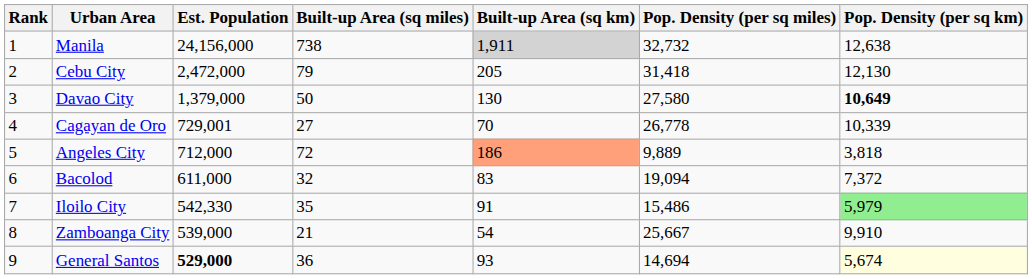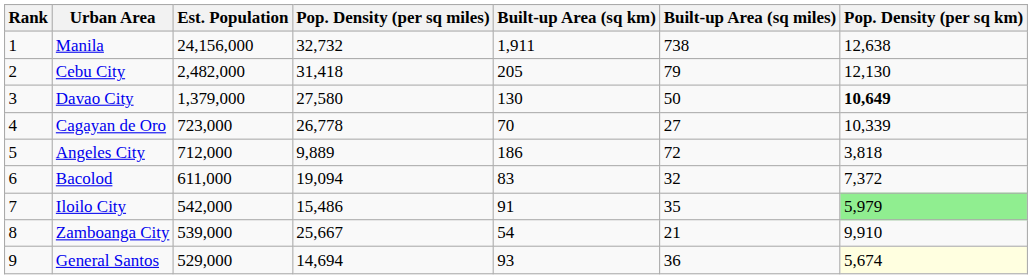columns swapped: (383, 17) <-> (740, 17)
(495, 44) lightgrey background -> (516, 44) no background
(211, 71) 2,472,000 -> (211, 71) 2,482,000
(205, 125) 729,001 -> (205, 125) 723,000
(489, 152) lightsalmon background -> (510, 152) no background
(205, 206) 542,330 -> (205, 206) 542,000
(205, 260) bold -> (205, 260) normal
